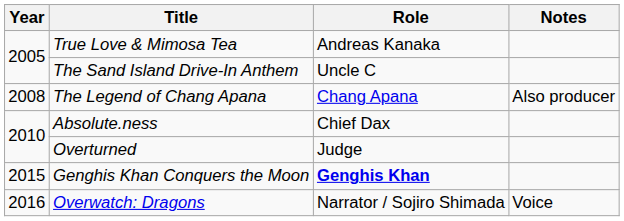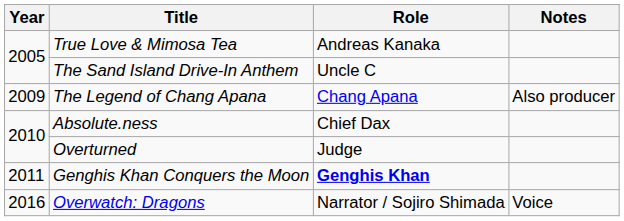(27, 96) 2008 -> (27, 96) 2009
(27, 176) 2015 -> (26, 176) 2011
